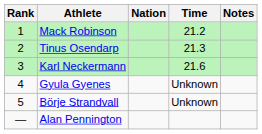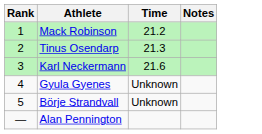- column: (149, 13)
